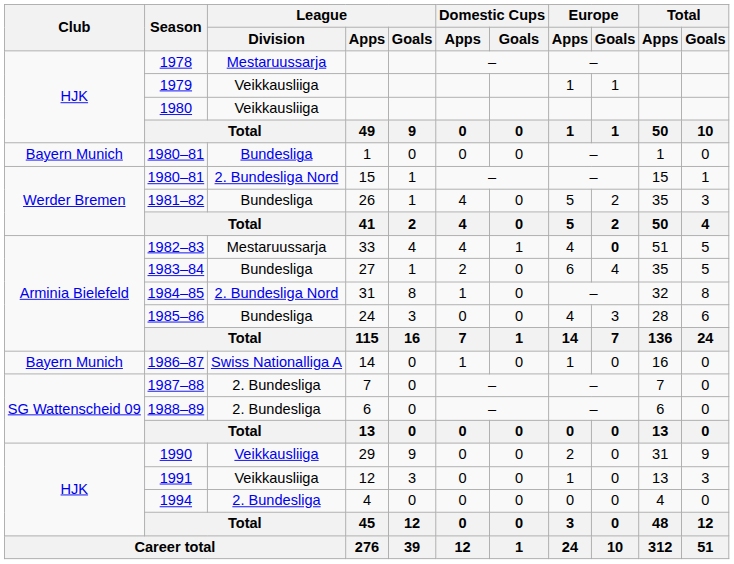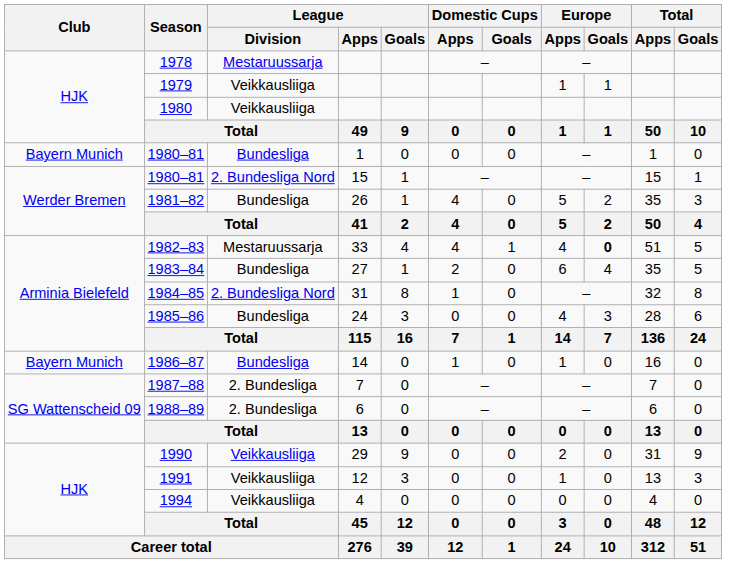(276, 362) Swiss Nationalliga A -> (273, 362) Bundesliga
(276, 500) 2. Bundesliga -> (273, 500) Veikkausliiga
